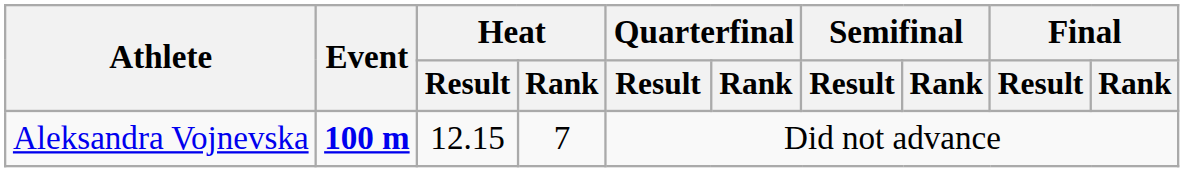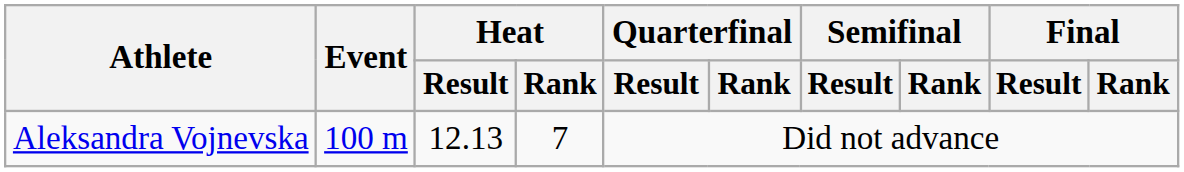(367, 138) bold -> (366, 138) normal
(468, 138) 12.15 -> (466, 138) 12.13
